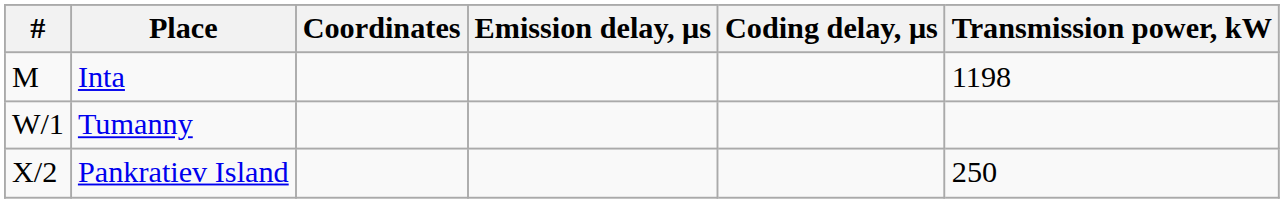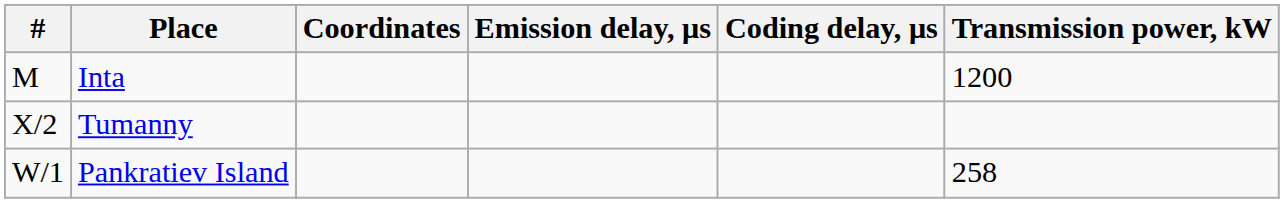(981, 76) 1198 -> (982, 76) 1200
(38, 124) W/1 -> (35, 124) X/2
(35, 172) X/2 -> (38, 172) W/1
(974, 172) 250 -> (974, 172) 258
